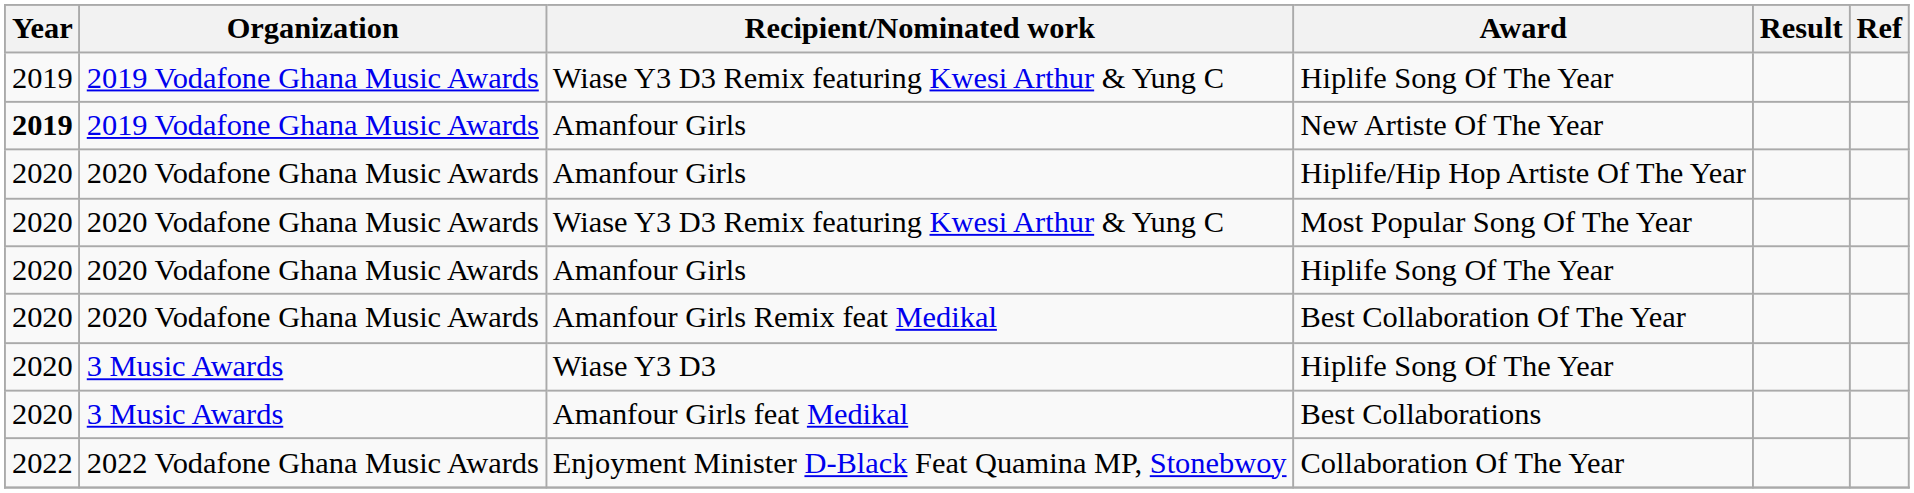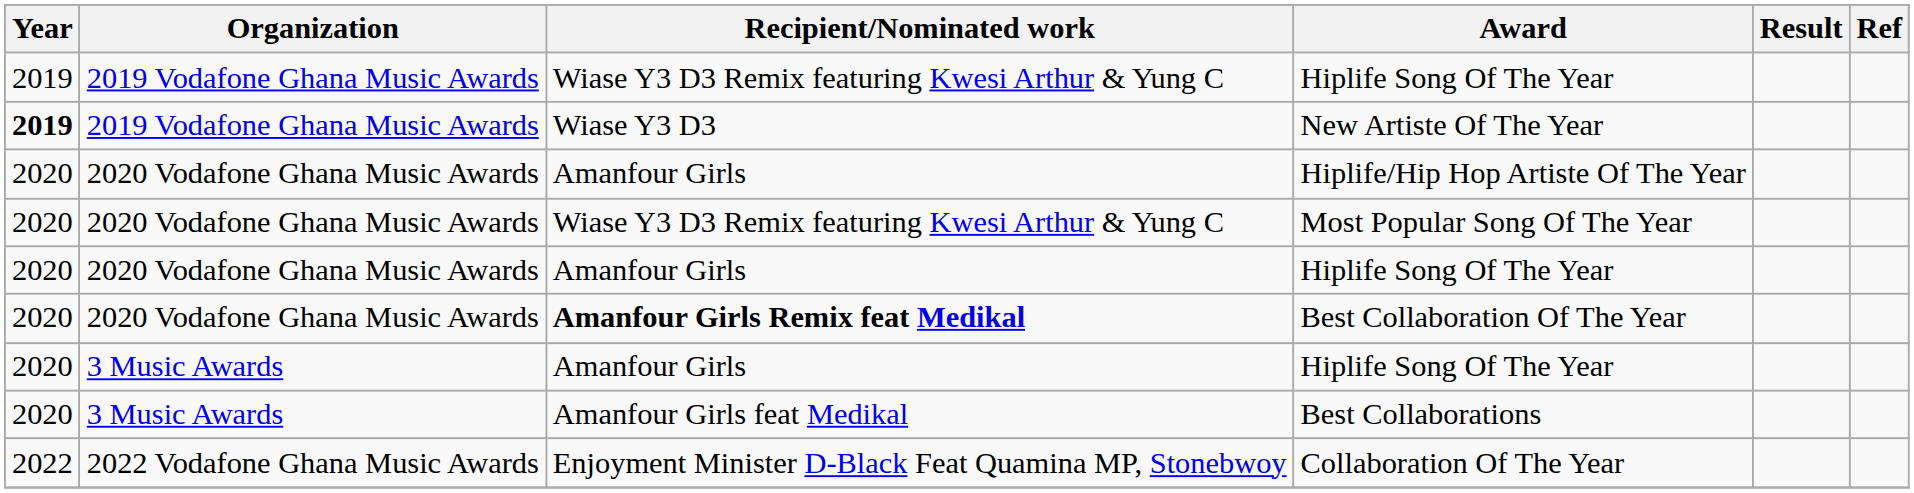(649, 125) Amanfour Girls -> (634, 125) Wiase Y3 D3
(775, 317) normal -> (789, 317) bold
(634, 366) Wiase Y3 D3 -> (649, 366) Amanfour Girls
